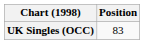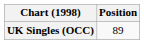(118, 30) 83 -> (118, 30) 89
